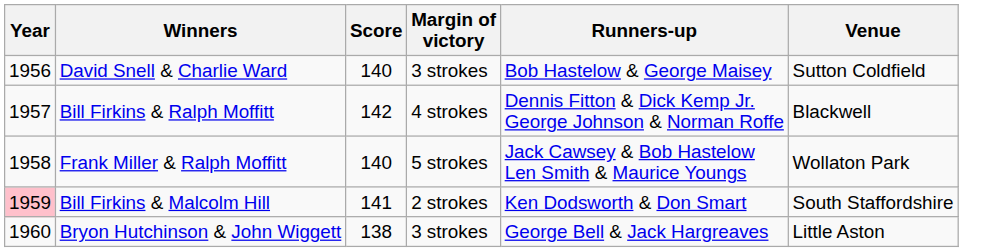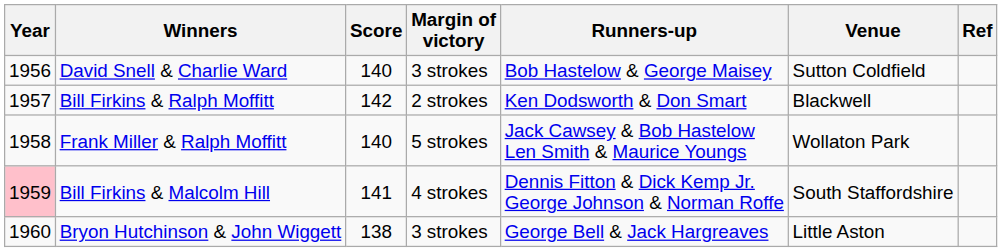+ column: (977, 30)
(449, 111) 4 strokes -> (449, 100) 2 strokes
(644, 111) Dennis Fitton & Dick Kemp Jr. George Johnson & Norman Roffe -> (626, 100) Ken Dodsworth & Don Smart
(449, 202) 2 strokes -> (449, 192) 4 strokes
(626, 202) Ken Dodsworth & Don Smart -> (644, 192) Dennis Fitton & Dick Kemp Jr. George Johnson & Norman Roffe
